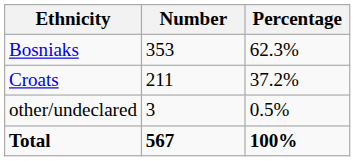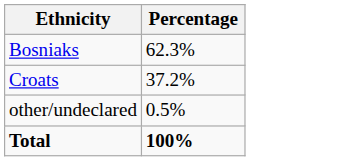- column: (193, 19)
